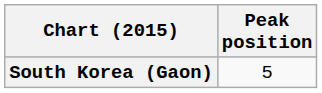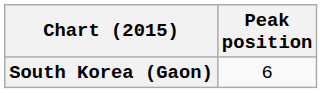(267, 73) 5 -> (267, 73) 6
